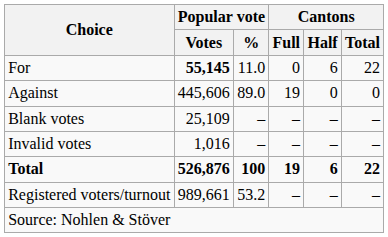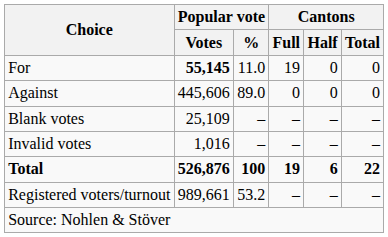(296, 67) 0 -> (292, 67) 19
(334, 67) 6 -> (334, 67) 0
(372, 67) 22 -> (376, 67) 0
(292, 93) 19 -> (296, 93) 0
